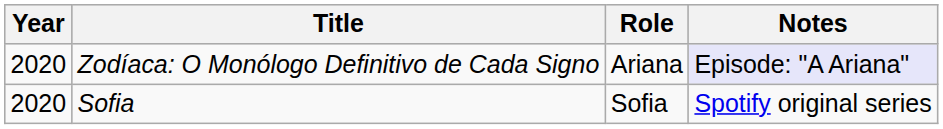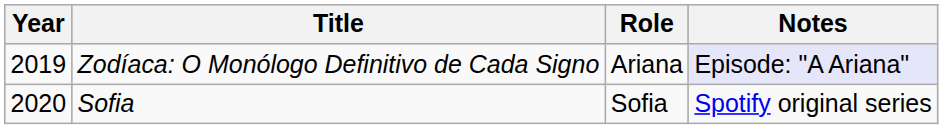(38, 63) 2020 -> (38, 63) 2019
